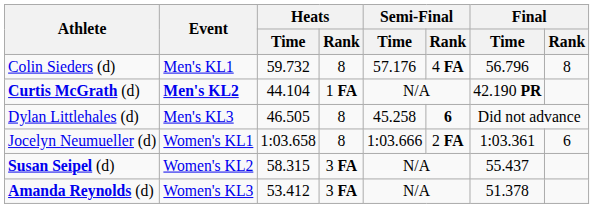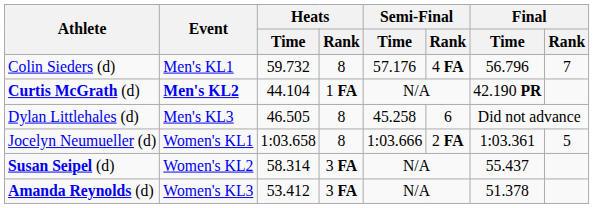(567, 66) 8 -> (567, 66) 7
(448, 116) bold -> (448, 116) normal
(567, 141) 6 -> (567, 141) 5
(288, 166) 58.315 -> (288, 166) 58.314
